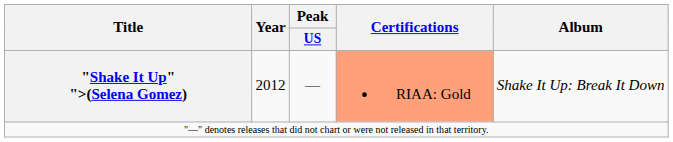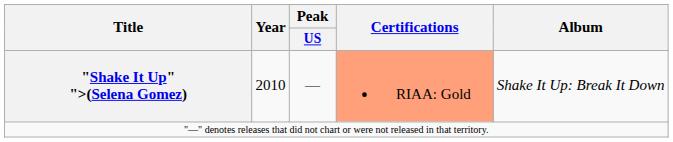(271, 86) 2012 -> (271, 86) 2010
